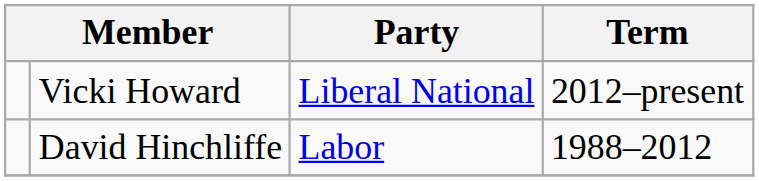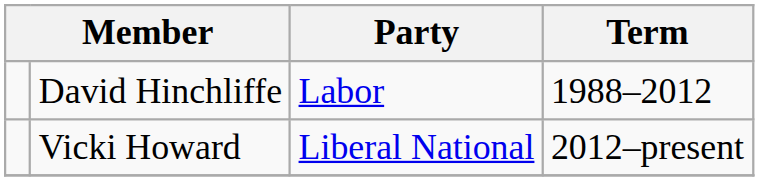rows swapped: (160, 146) <-> (140, 89)
